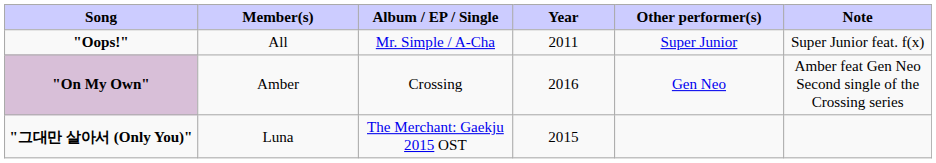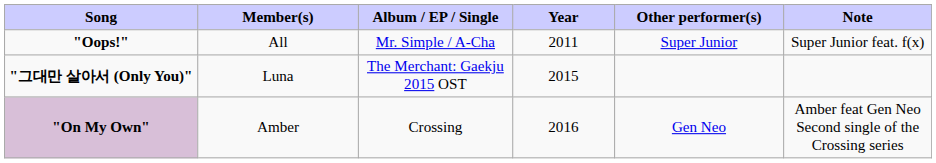rows swapped: (101, 136) <-> (101, 84)
